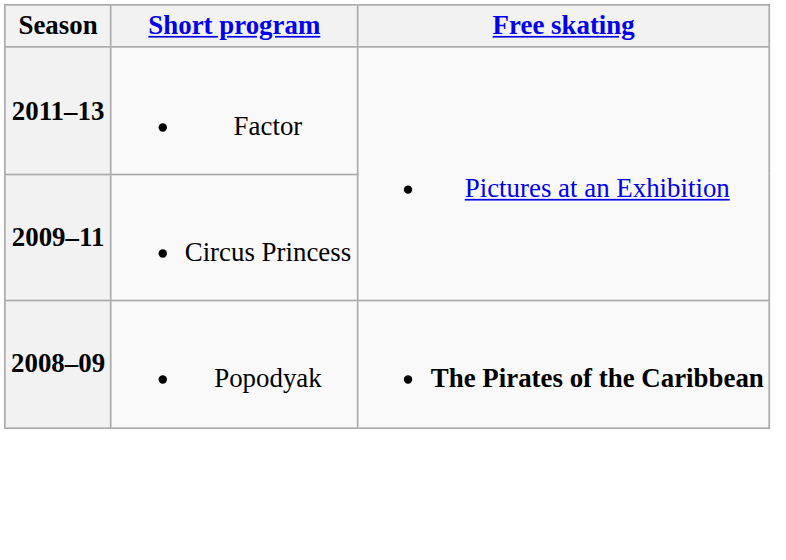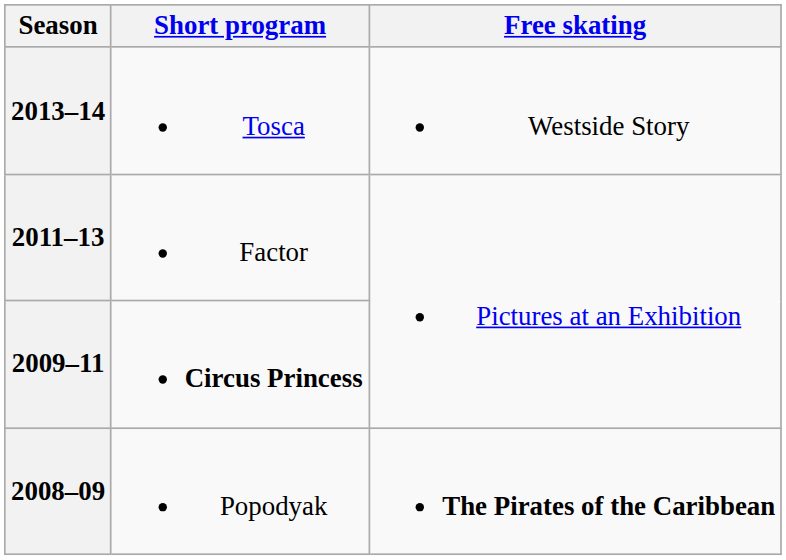+ row: (58, 110)
(234, 253) normal -> (240, 379) bold
